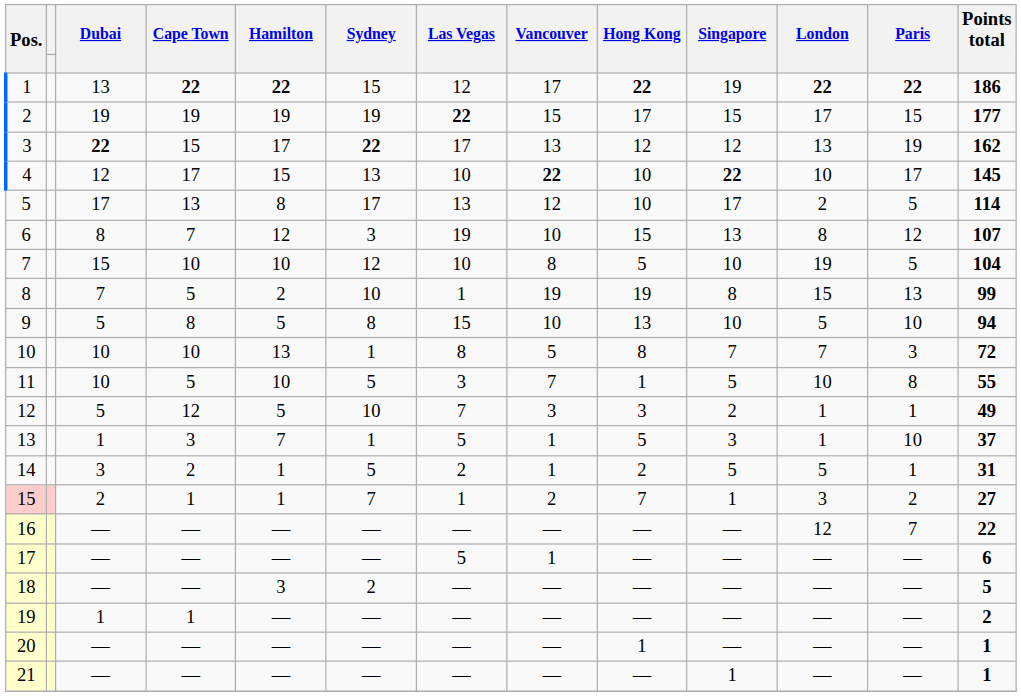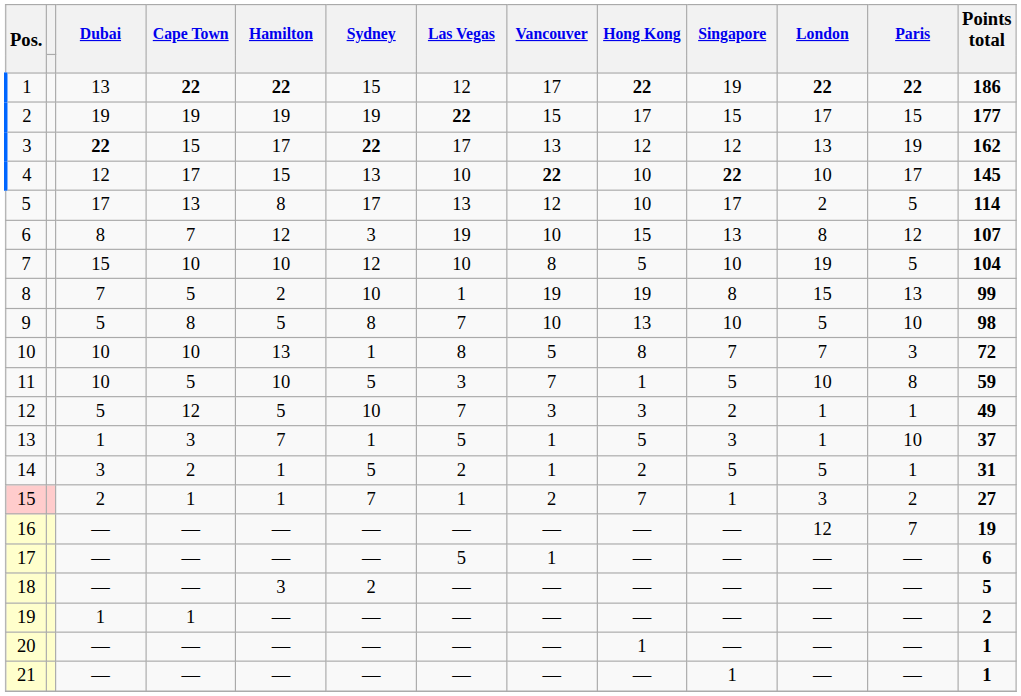(461, 322) 15 -> (461, 322) 7
(987, 322) 94 -> (987, 322) 98
(987, 381) 55 -> (987, 381) 59
(987, 528) 22 -> (987, 528) 19
